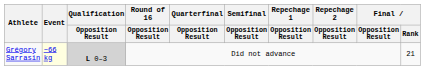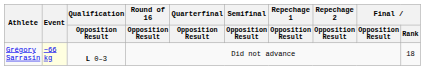(96, 59) lightgrey background -> (96, 59) no background
(410, 54) 21 -> (410, 54) 18
